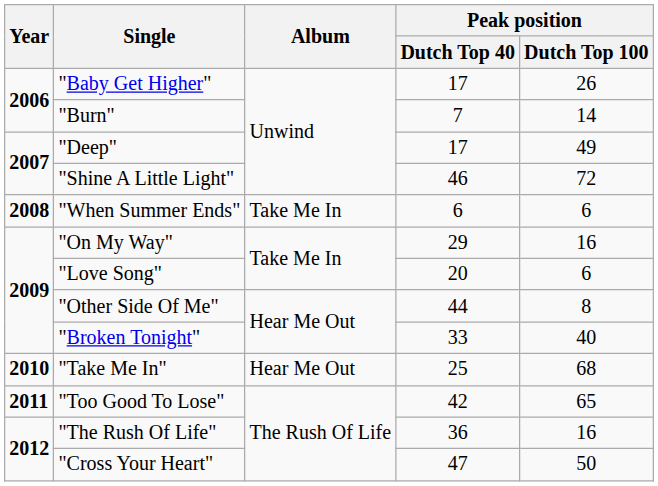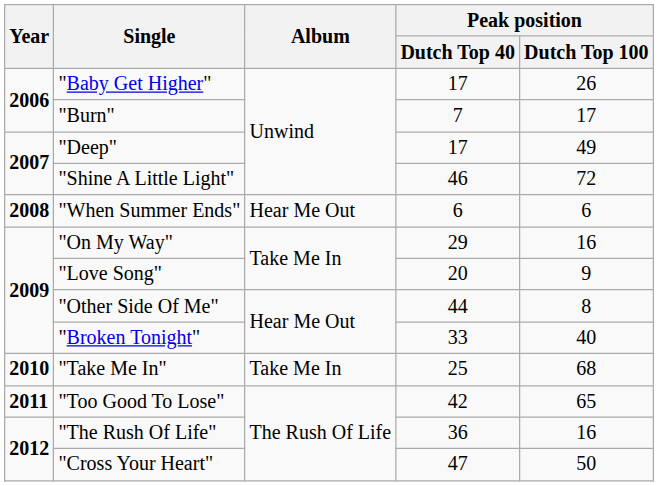(586, 115) 14 -> (586, 115) 17
(295, 210) Take Me In -> (302, 210) Hear Me Out
(586, 274) 6 -> (586, 274) 9
(302, 369) Hear Me Out -> (295, 369) Take Me In
